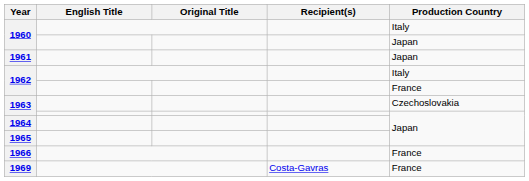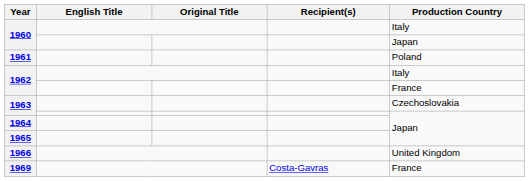(405, 57) Japan -> (407, 57) Poland
(407, 153) France -> (426, 153) United Kingdom
